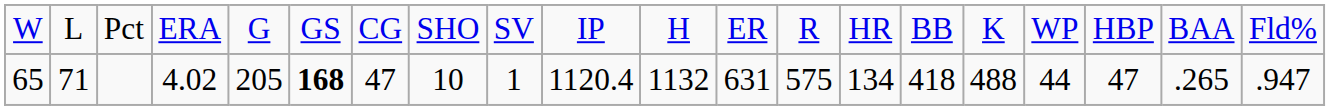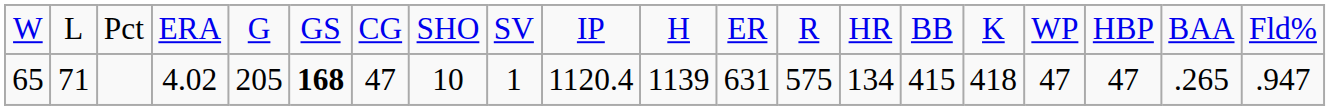(679, 79) 1132 -> (679, 79) 1139
(932, 79) 418 -> (932, 79) 415
(993, 79) 488 -> (993, 79) 418
(1055, 79) 44 -> (1055, 79) 47
